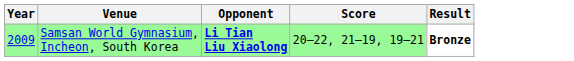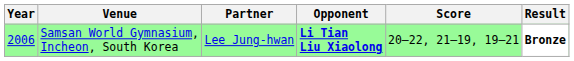+ column: (249, 14)
(21, 40) 2009 -> (21, 40) 2006
